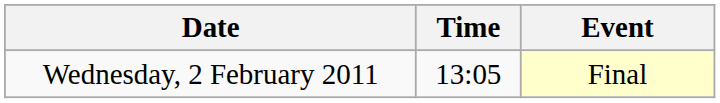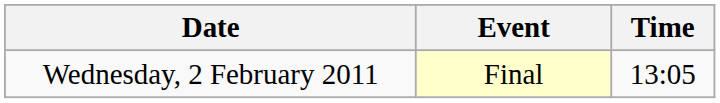columns swapped: (468, 27) <-> (617, 27)
